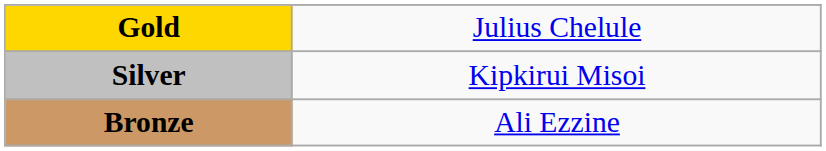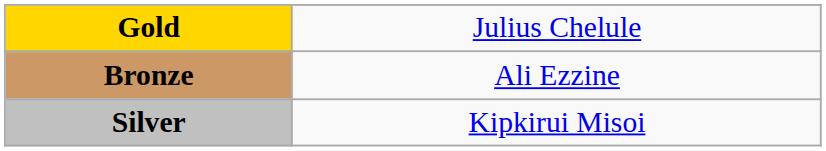rows swapped: (149, 74) <-> (149, 121)
